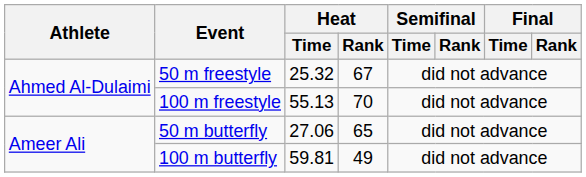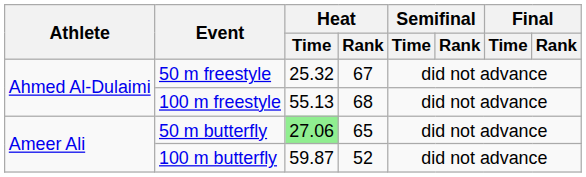(363, 102) 70 -> (363, 102) 68
(312, 130) no background -> (312, 130) lightgreen background
(312, 159) 59.81 -> (312, 159) 59.87
(363, 159) 49 -> (363, 159) 52
